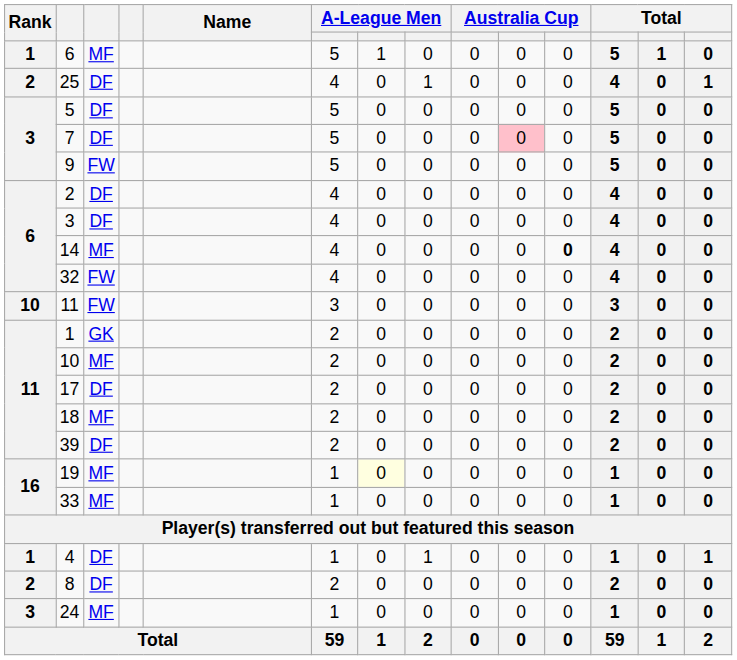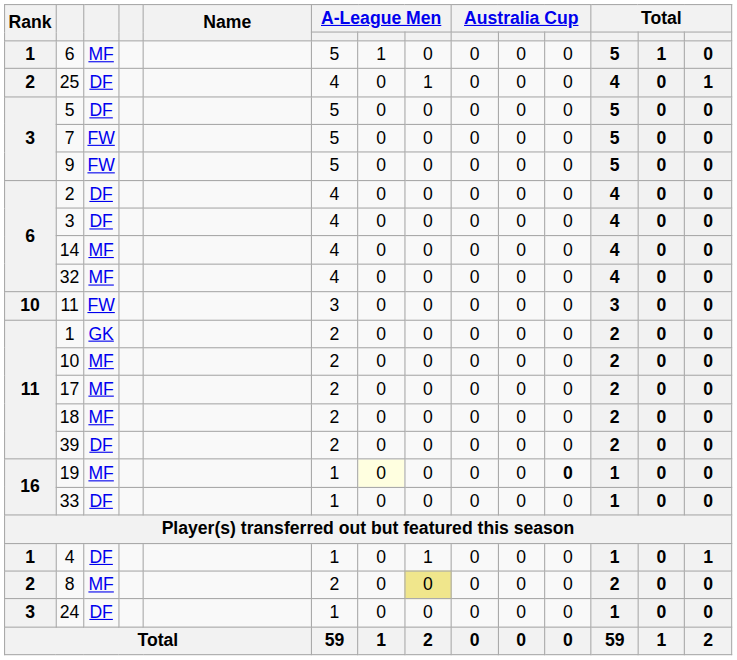(101, 138) DF -> (101, 138) FW
(521, 138) pink background -> (521, 138) no background
(568, 249) bold -> (568, 249) normal
(101, 277) FW -> (101, 277) MF
(101, 389) DF -> (101, 389) MF
(568, 473) normal -> (568, 473) bold
(101, 501) MF -> (101, 501) DF
(101, 584) DF -> (101, 584) MF
(428, 584) no background -> (428, 584) khaki background
(101, 612) MF -> (101, 612) DF
